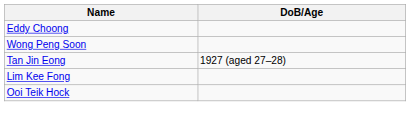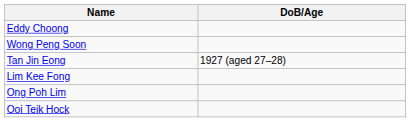+ row: (36, 93)
